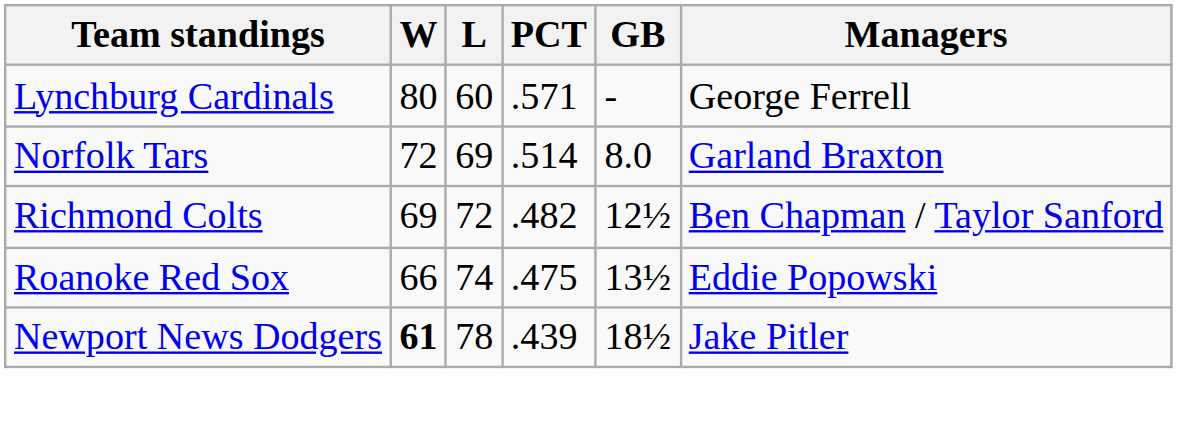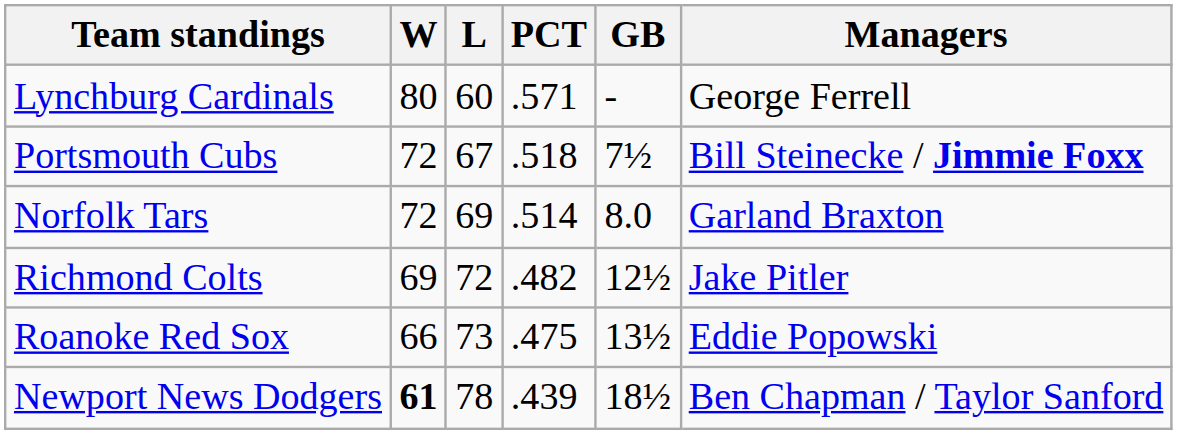+ row: (146, 155)
(926, 215) Ben Chapman / Taylor Sanford -> (769, 276) Jake Pitler
(474, 276) 74 -> (474, 336) 73
(769, 336) Jake Pitler -> (926, 397) Ben Chapman / Taylor Sanford
